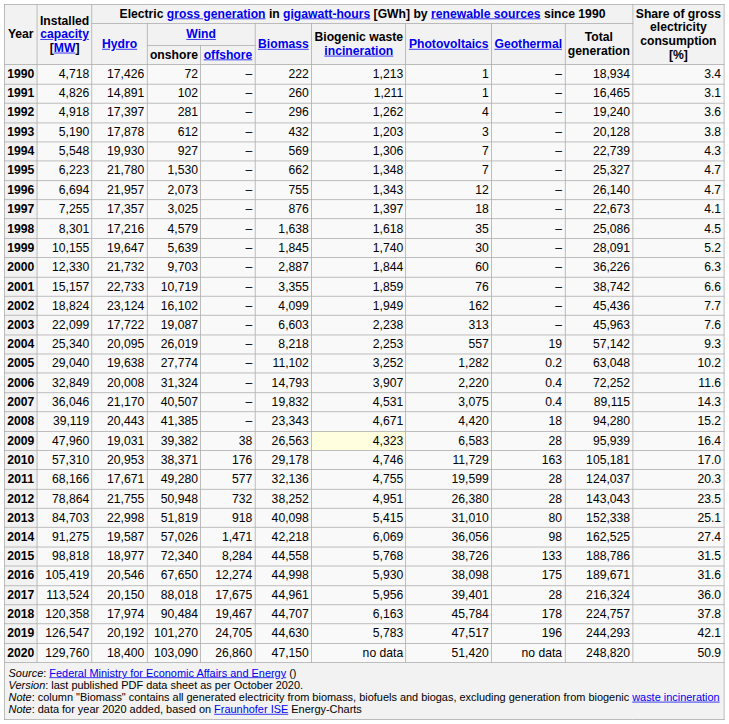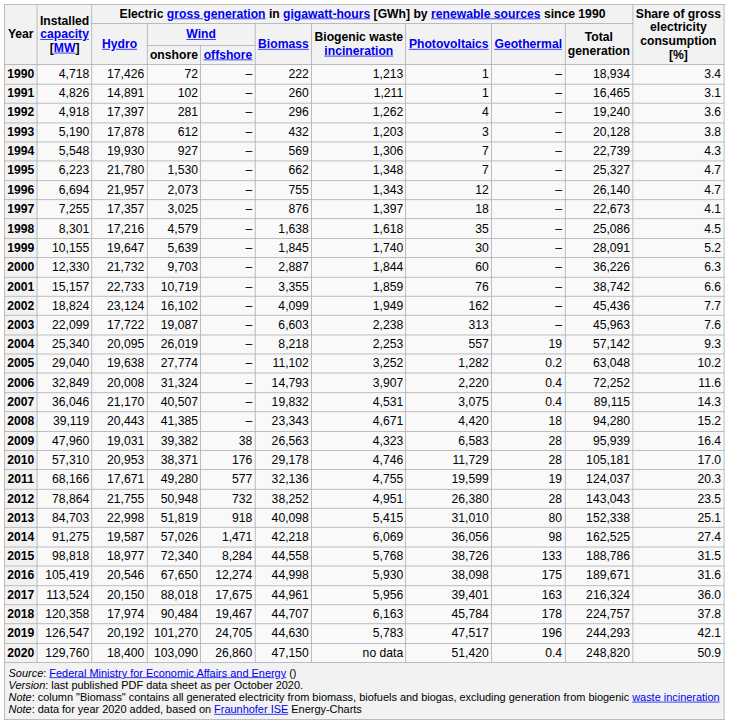(388, 440) lightyellow background -> (388, 440) no background
(552, 460) 163 -> (555, 460) 28
(555, 479) 28 -> (555, 479) 19
(555, 595) 28 -> (552, 595) 163
(542, 653) no data -> (554, 653) 0.4
